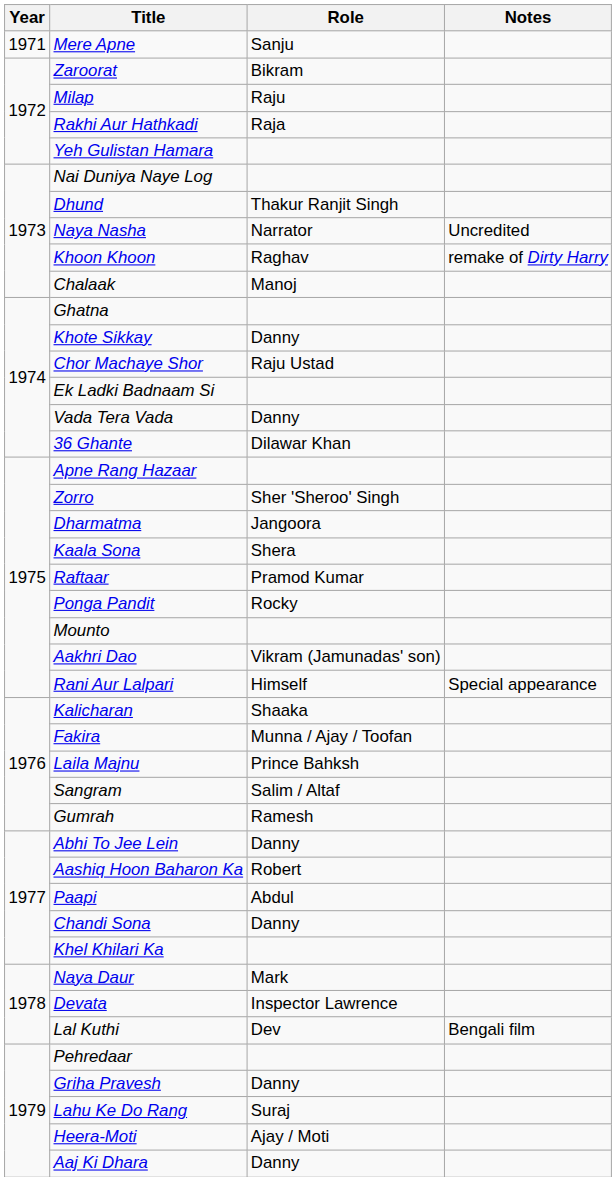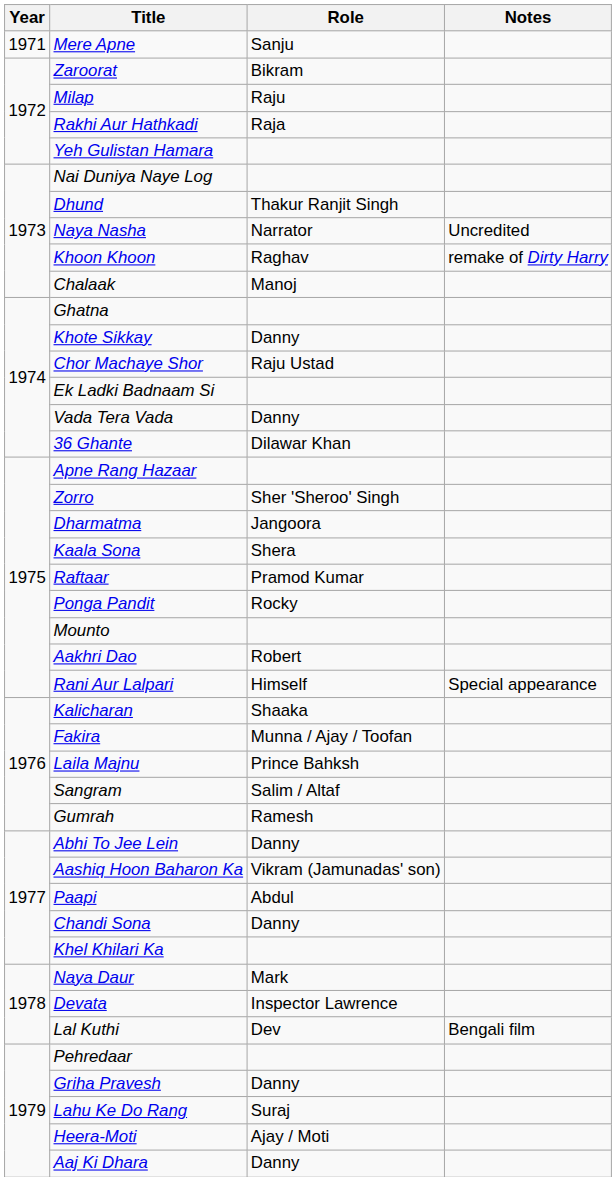(346, 657) Vikram (Jamunadas' son) -> (276, 657) Robert
(276, 870) Robert -> (346, 870) Vikram (Jamunadas' son)
